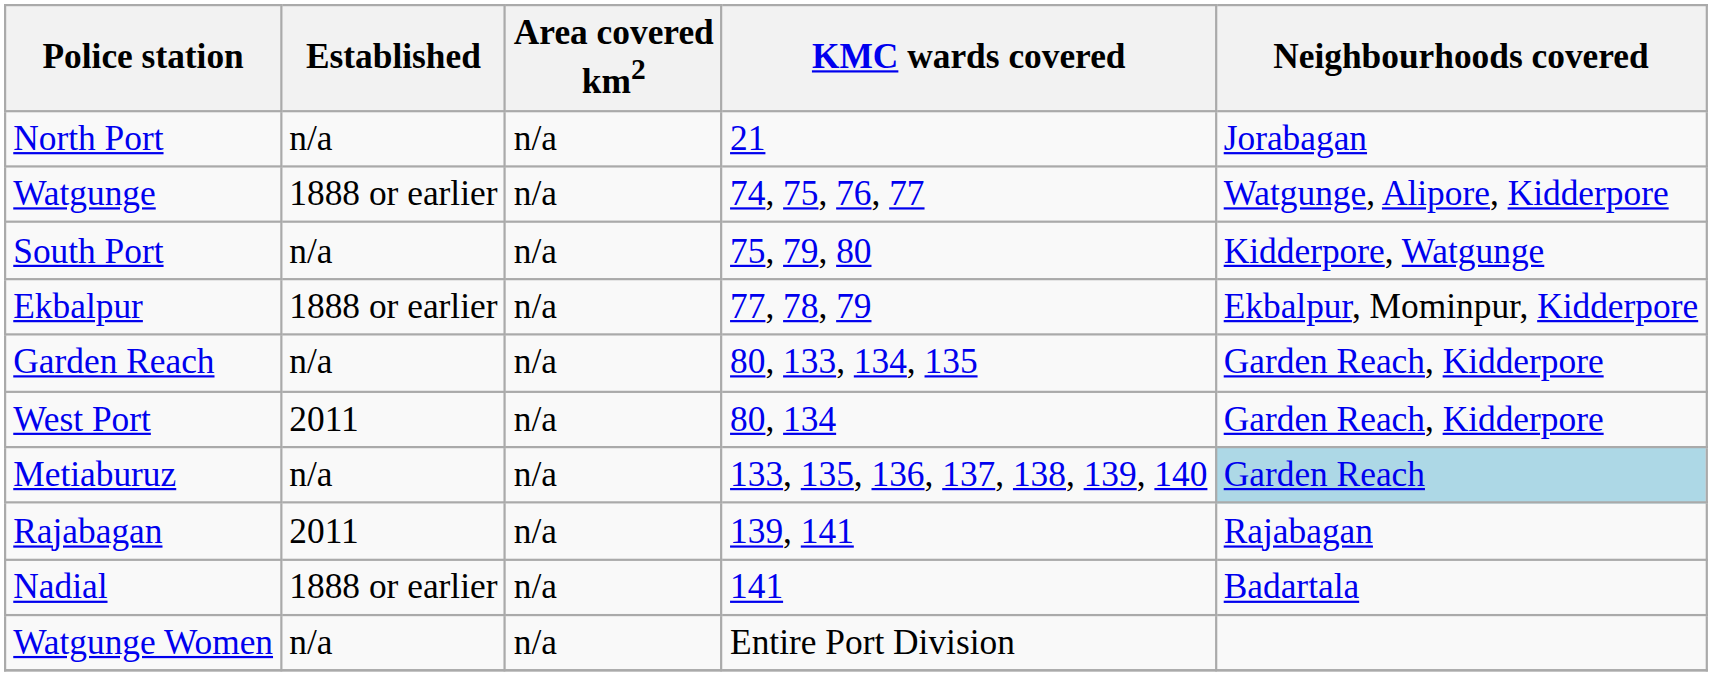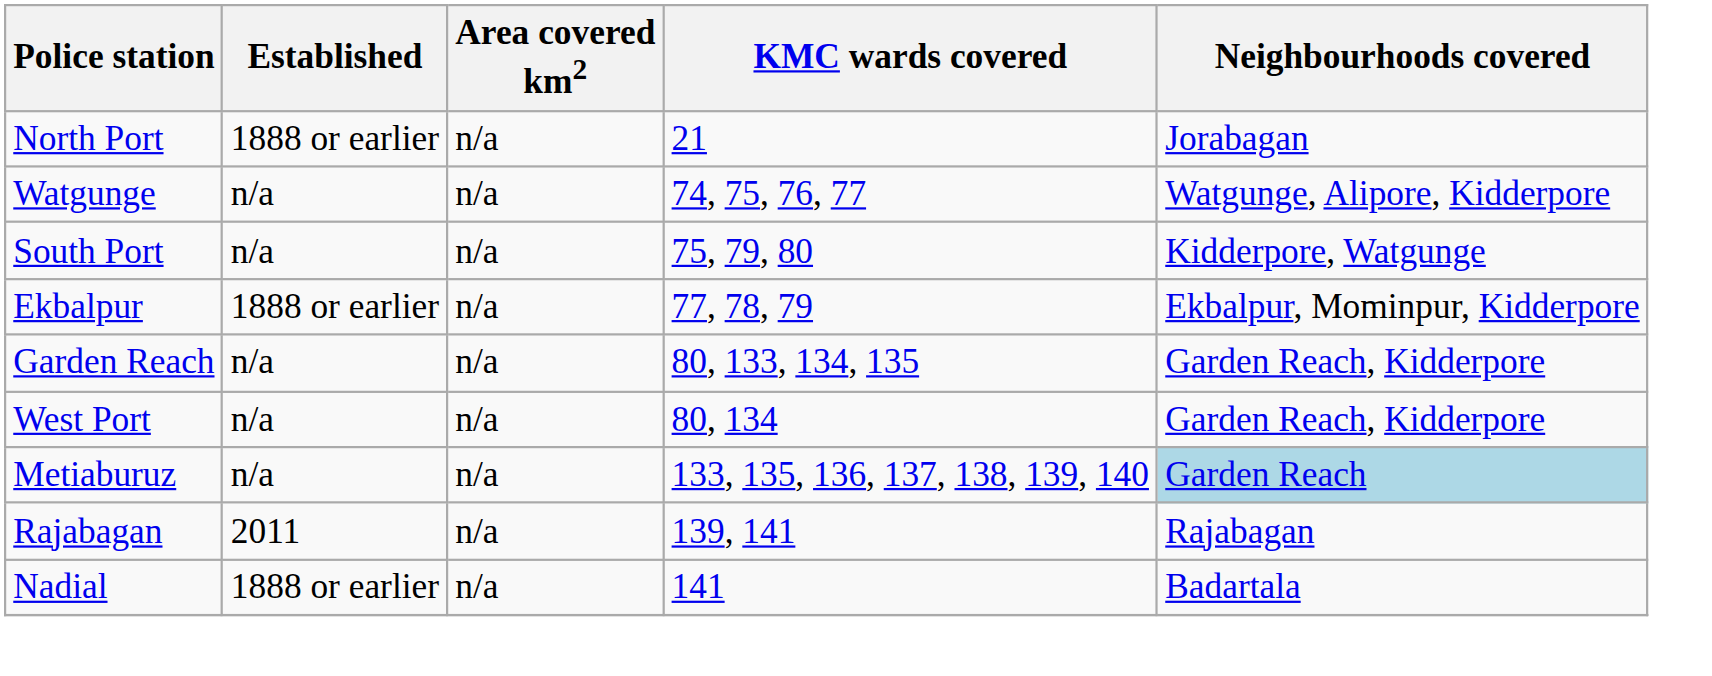(311, 137) n/a -> (335, 137) 1888 or earlier
(393, 194) 1888 or earlier -> (252, 194) n/a
(324, 418) 2011 -> (252, 418) n/a
- row: (143, 642)
